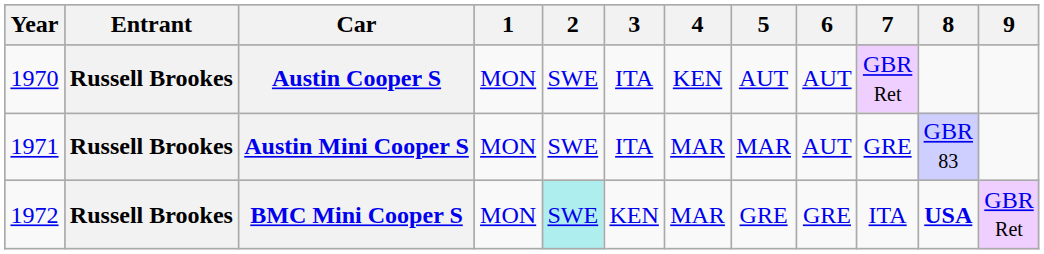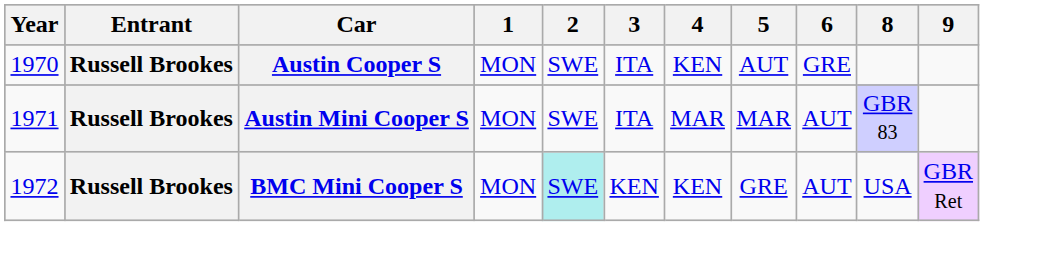- column: (888, 24)
(827, 78) AUT -> (827, 64) GRE
(698, 214) MAR -> (698, 186) KEN
(827, 214) GRE -> (827, 186) AUT
(948, 214) bold -> (888, 186) normal
